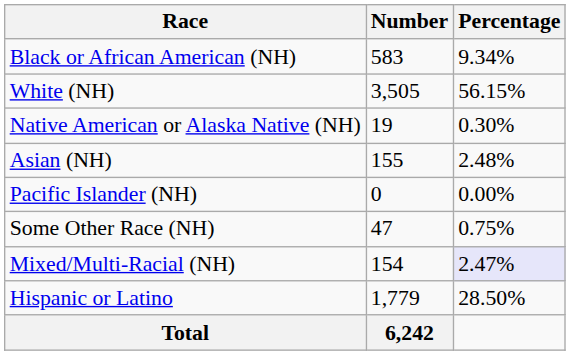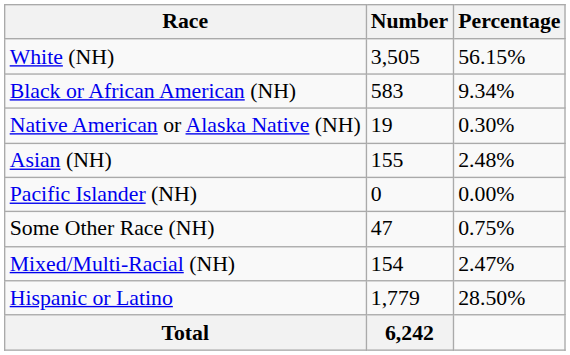rows swapped: (62, 90) <-> (153, 56)
(486, 263) lavender background -> (486, 263) no background
